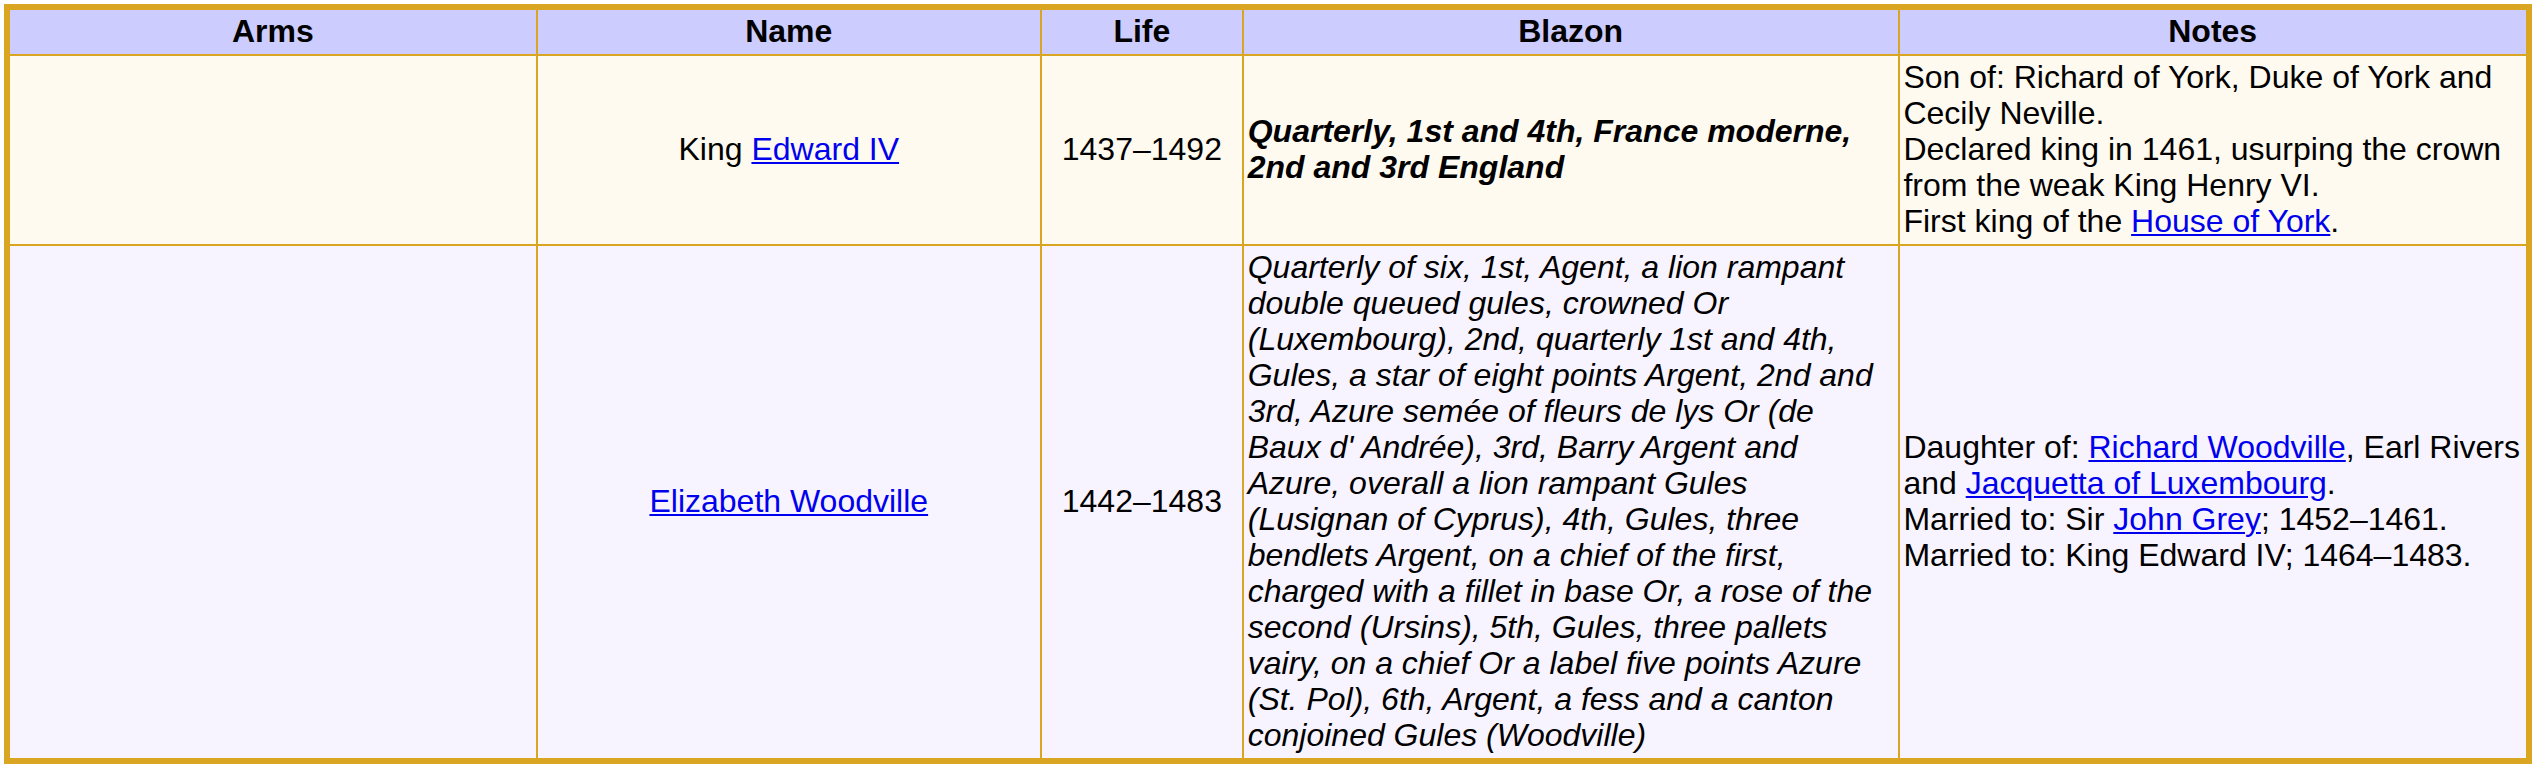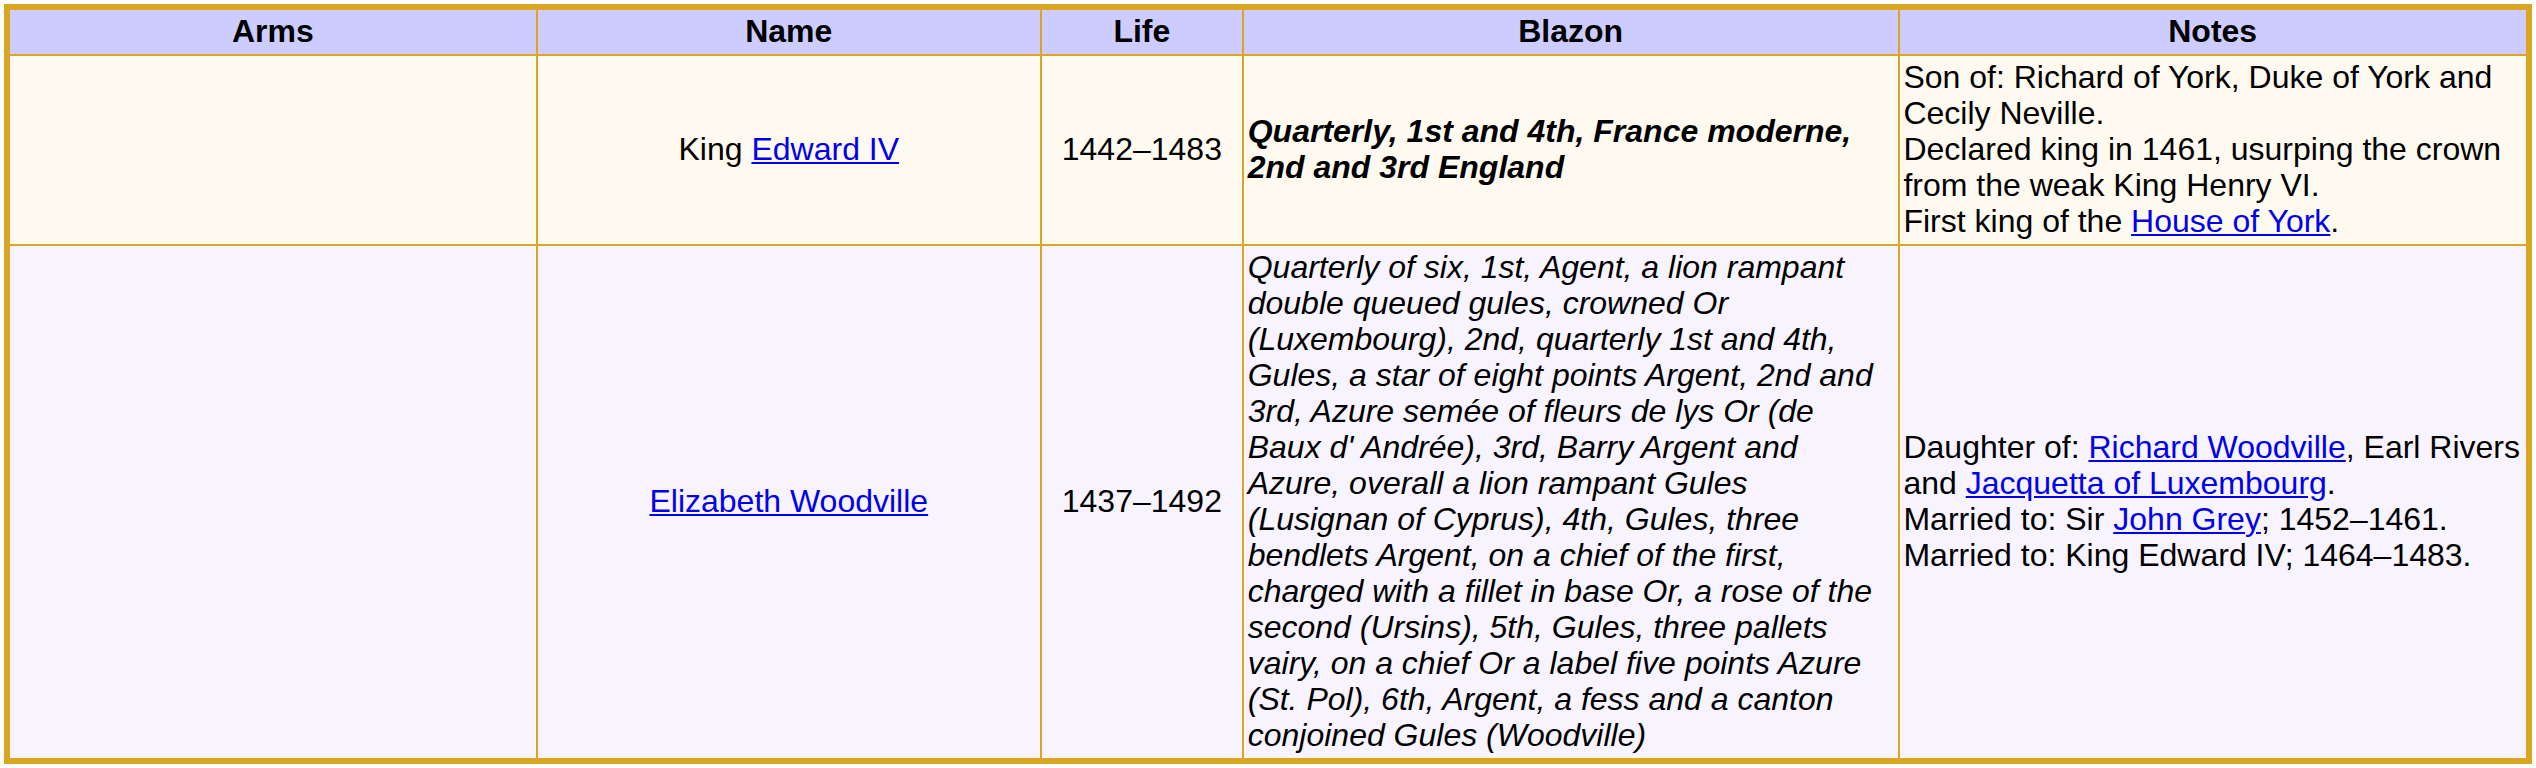(1142, 149) 1437–1492 -> (1142, 149) 1442–1483
(1142, 501) 1442–1483 -> (1142, 501) 1437–1492
